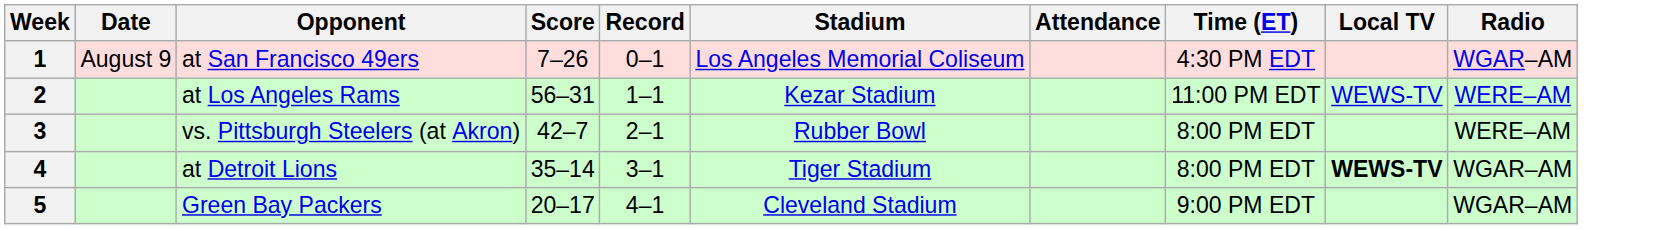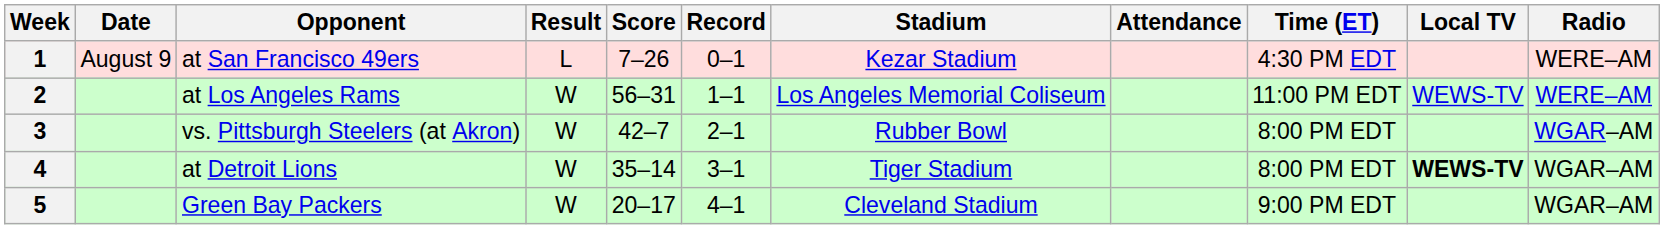+ column: (566, 22)
(860, 59) Los Angeles Memorial Coliseum -> (941, 59) Kezar Stadium
(1513, 59) WGAR–AM -> (1594, 59) WERE–AM
(860, 95) Kezar Stadium -> (941, 95) Los Angeles Memorial Coliseum
(1513, 132) WERE–AM -> (1594, 132) WGAR–AM
